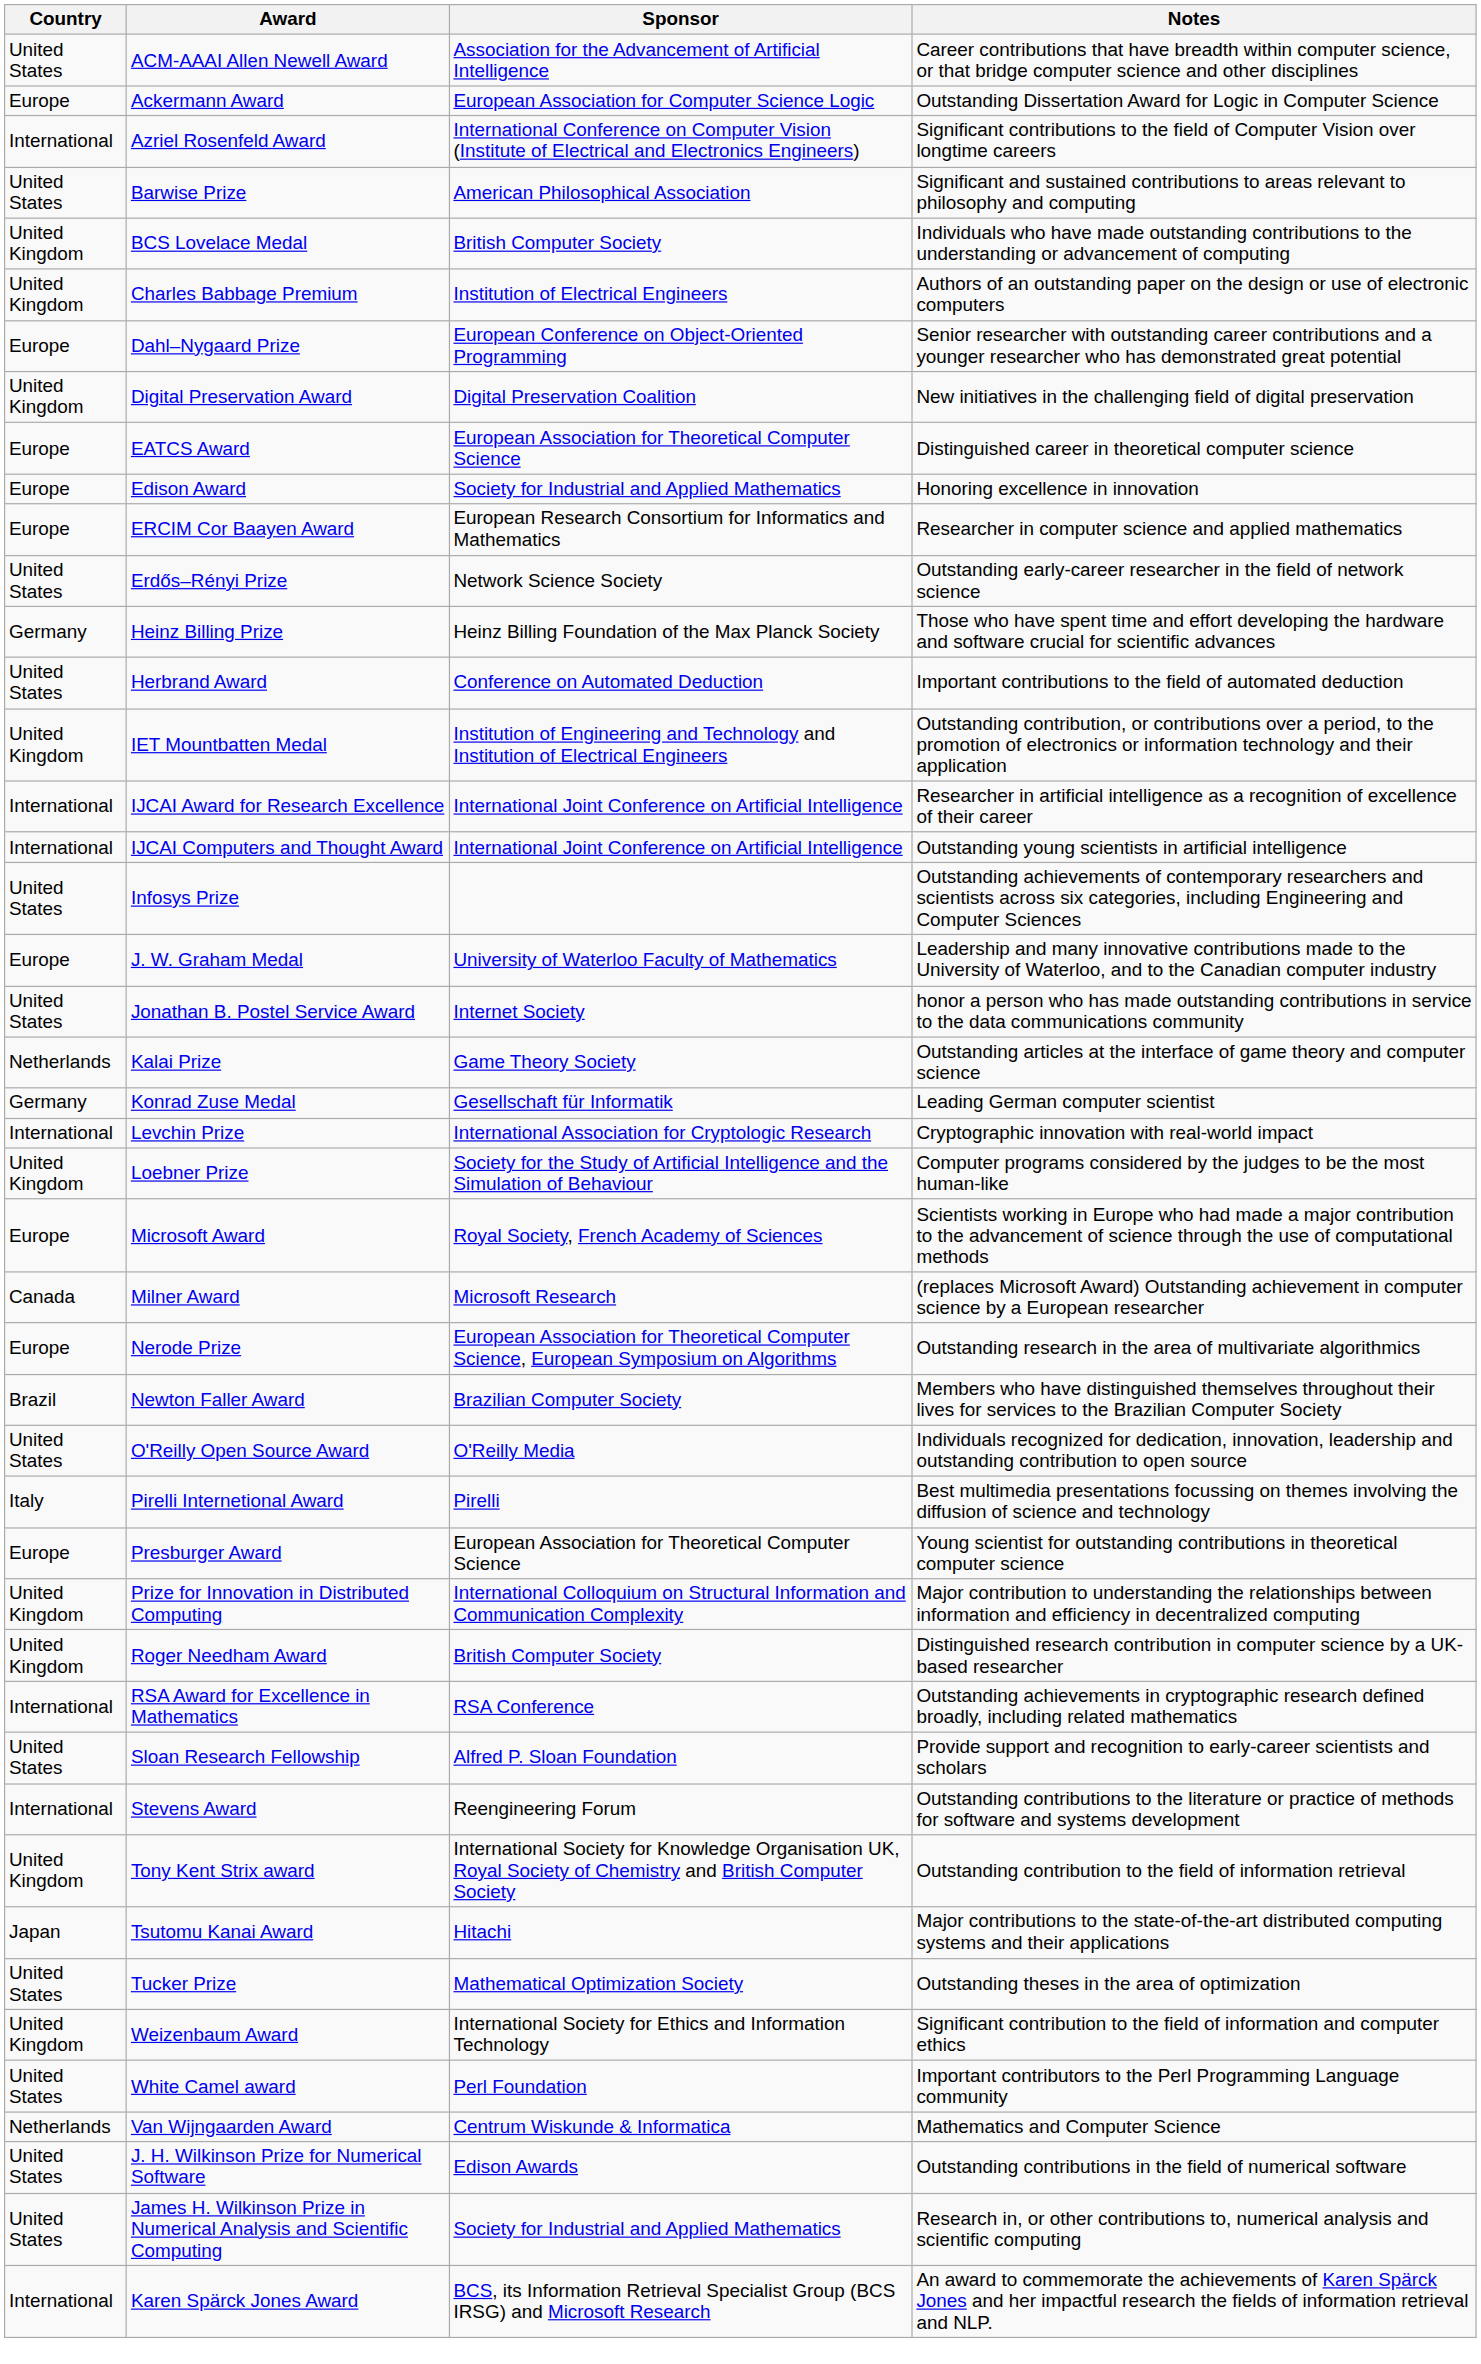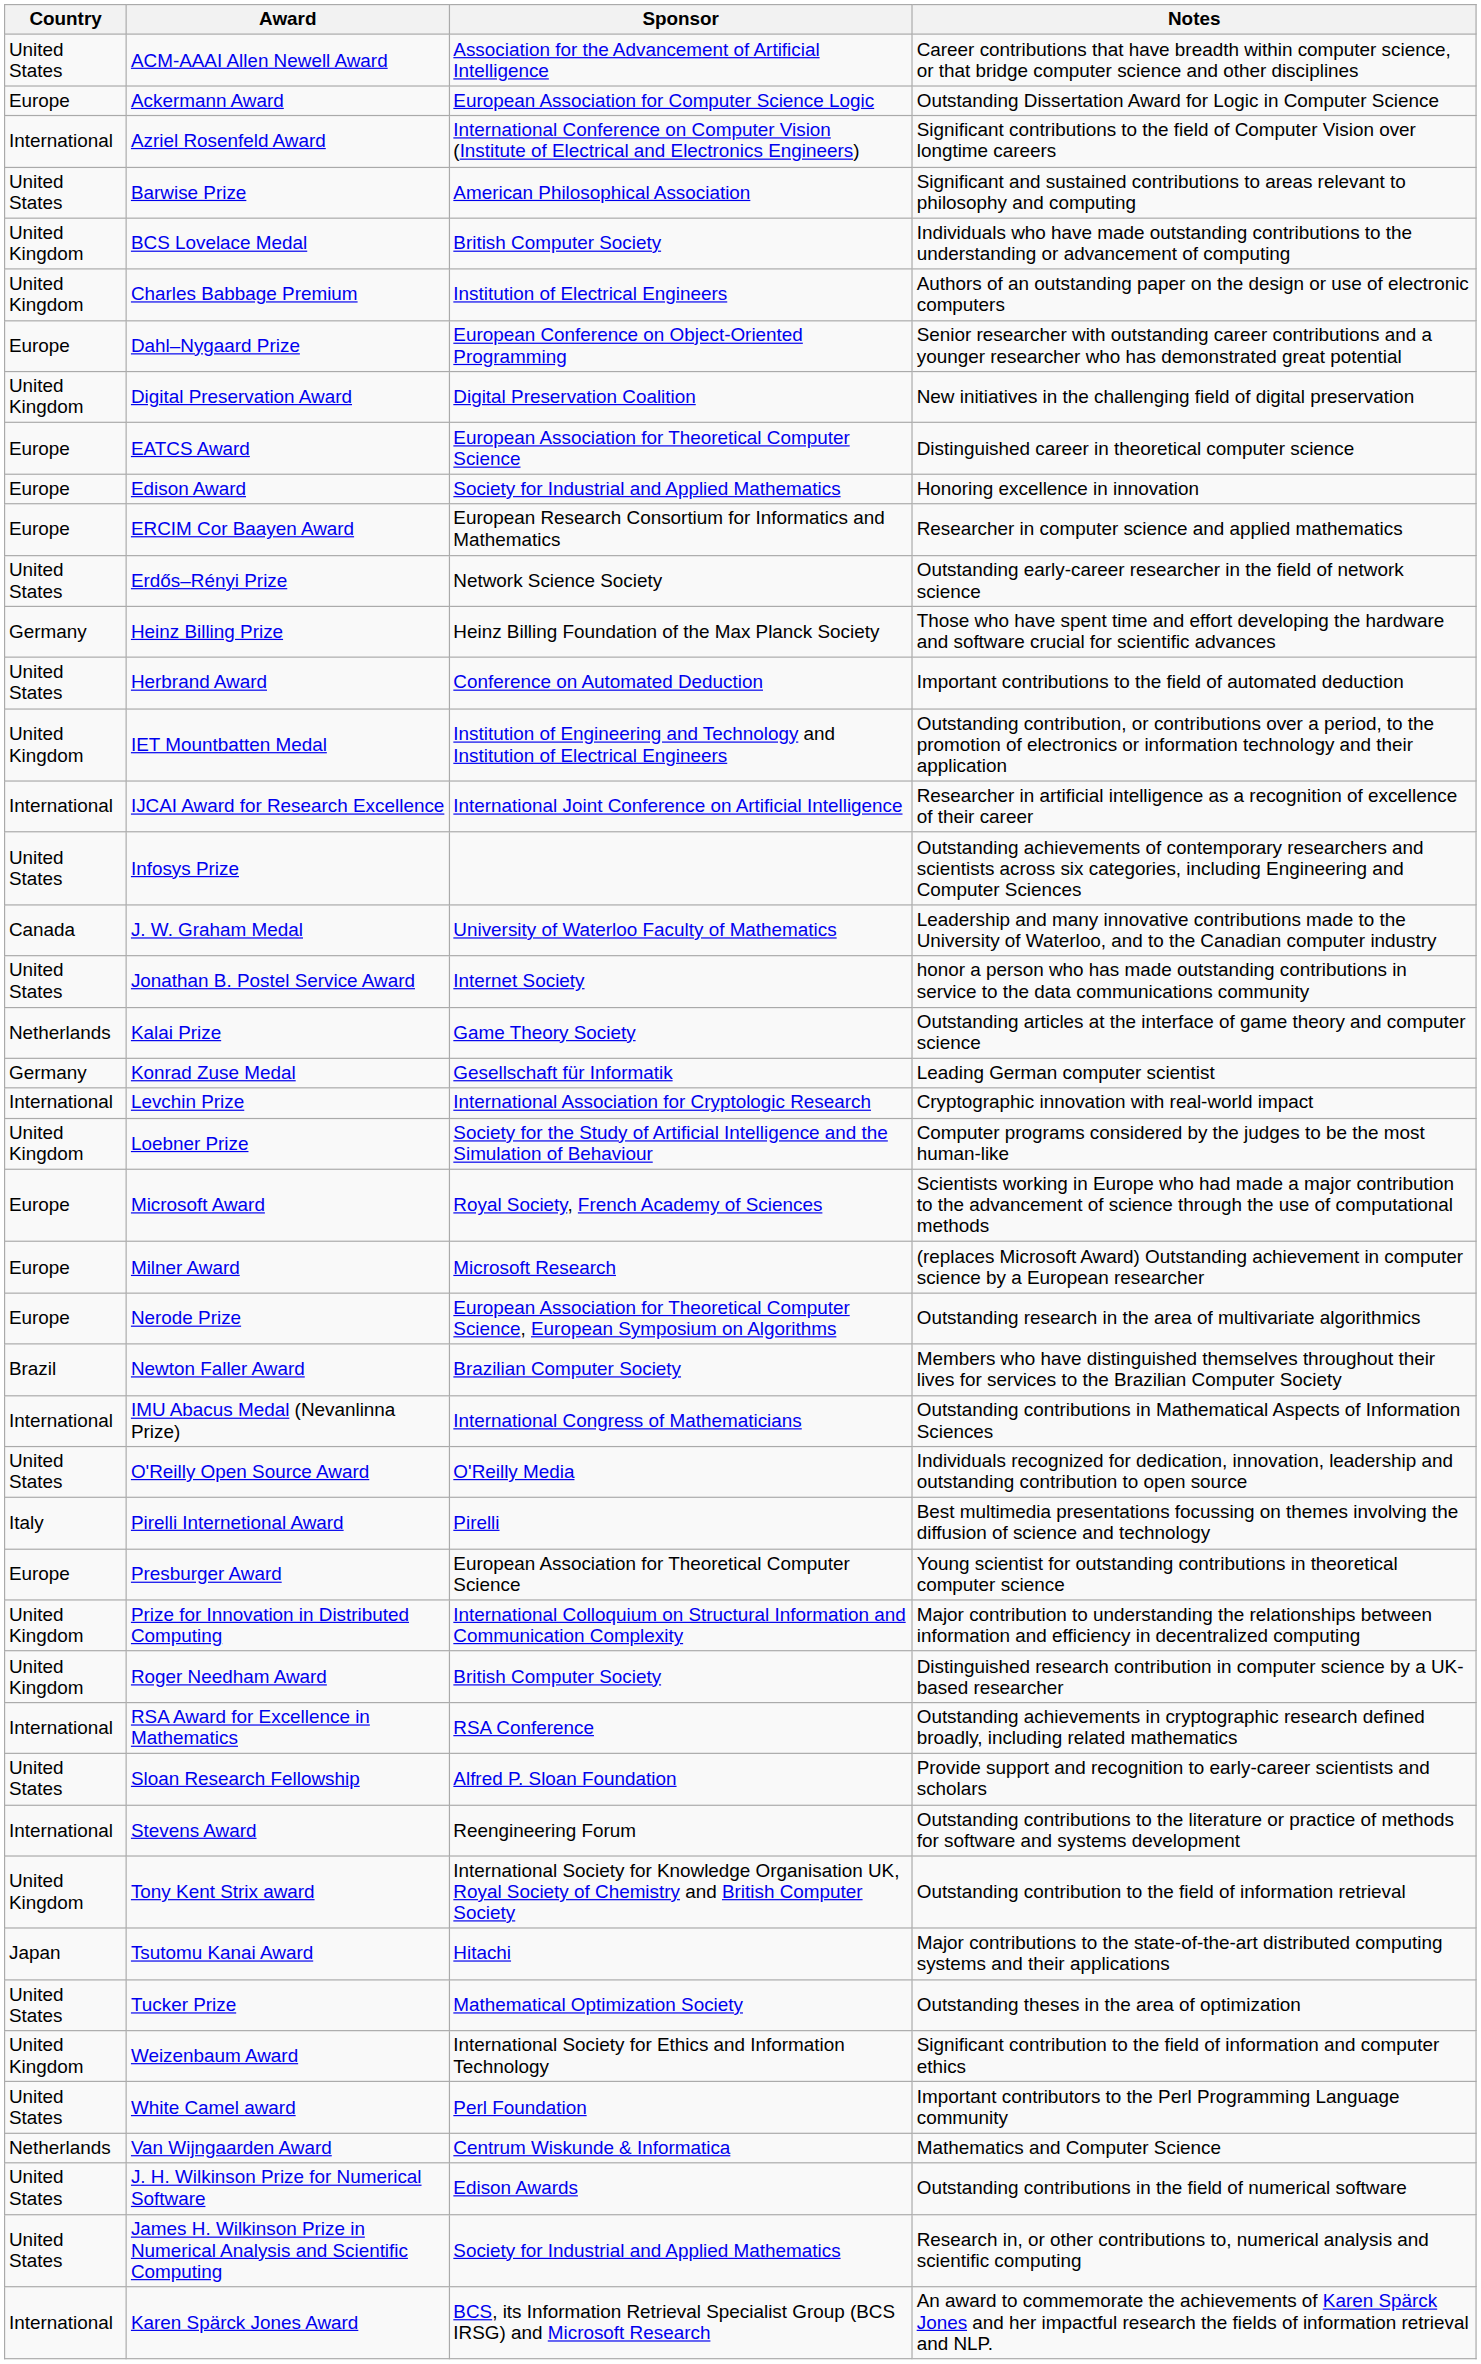- row: (287, 847)
(39, 960) Europe -> (42, 930) Canada
(42, 1297) Canada -> (39, 1267) Europe
+ row: (263, 1420)
